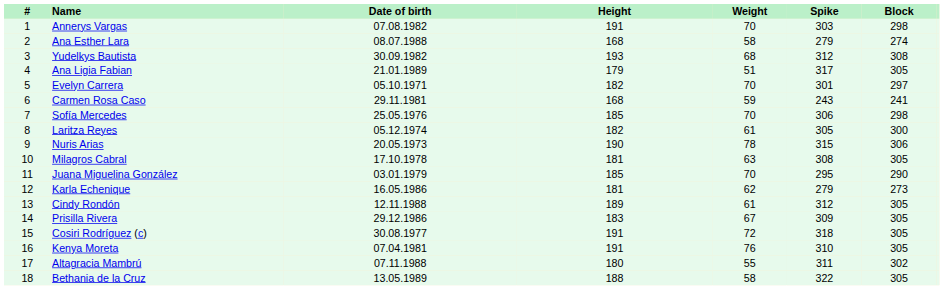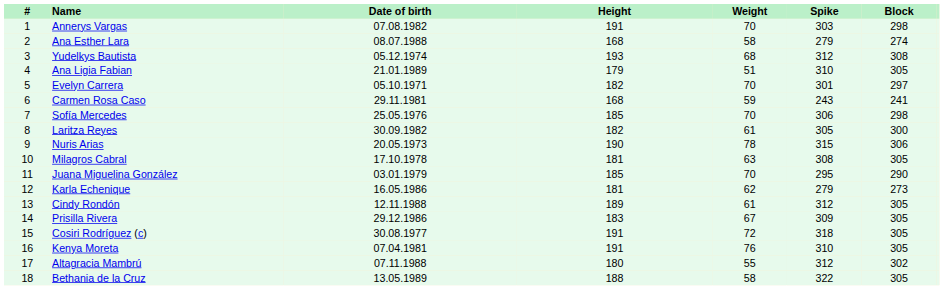(400, 56) 30.09.1982 -> (400, 56) 05.12.1974
(824, 71) 317 -> (824, 71) 310
(400, 130) 05.12.1974 -> (400, 130) 30.09.1982
(824, 263) 311 -> (824, 263) 312
